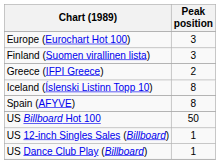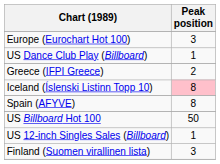rows swapped: (78, 55) <-> (77, 151)
(193, 87) no background -> (193, 87) pink background
